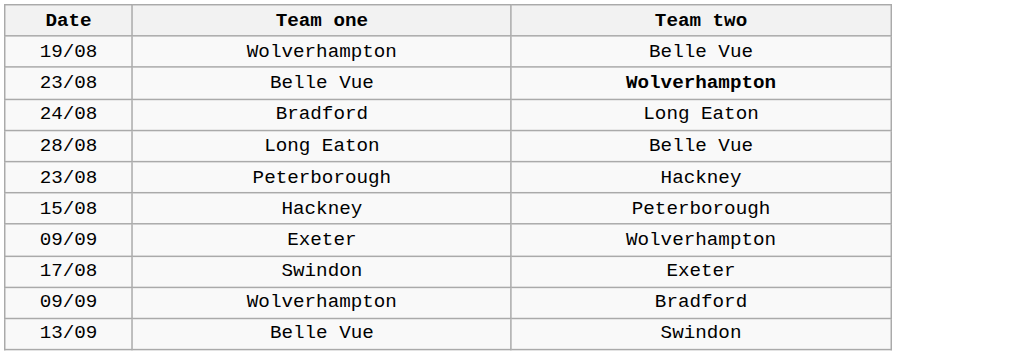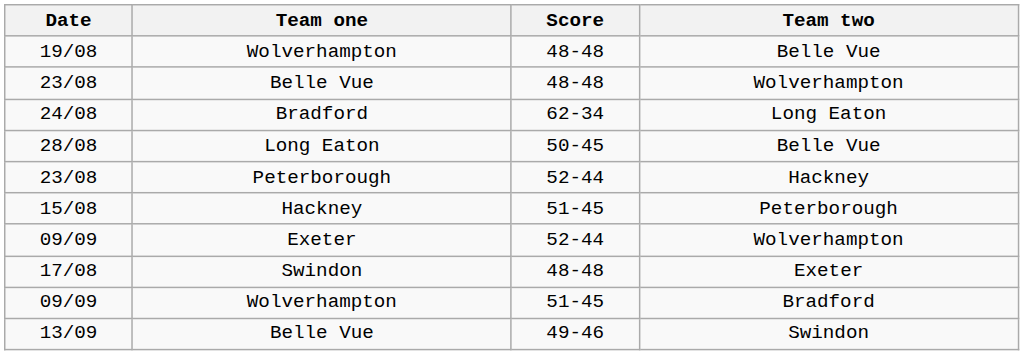+ column: (575, 20)
(701, 83) bold -> (829, 83) normal
